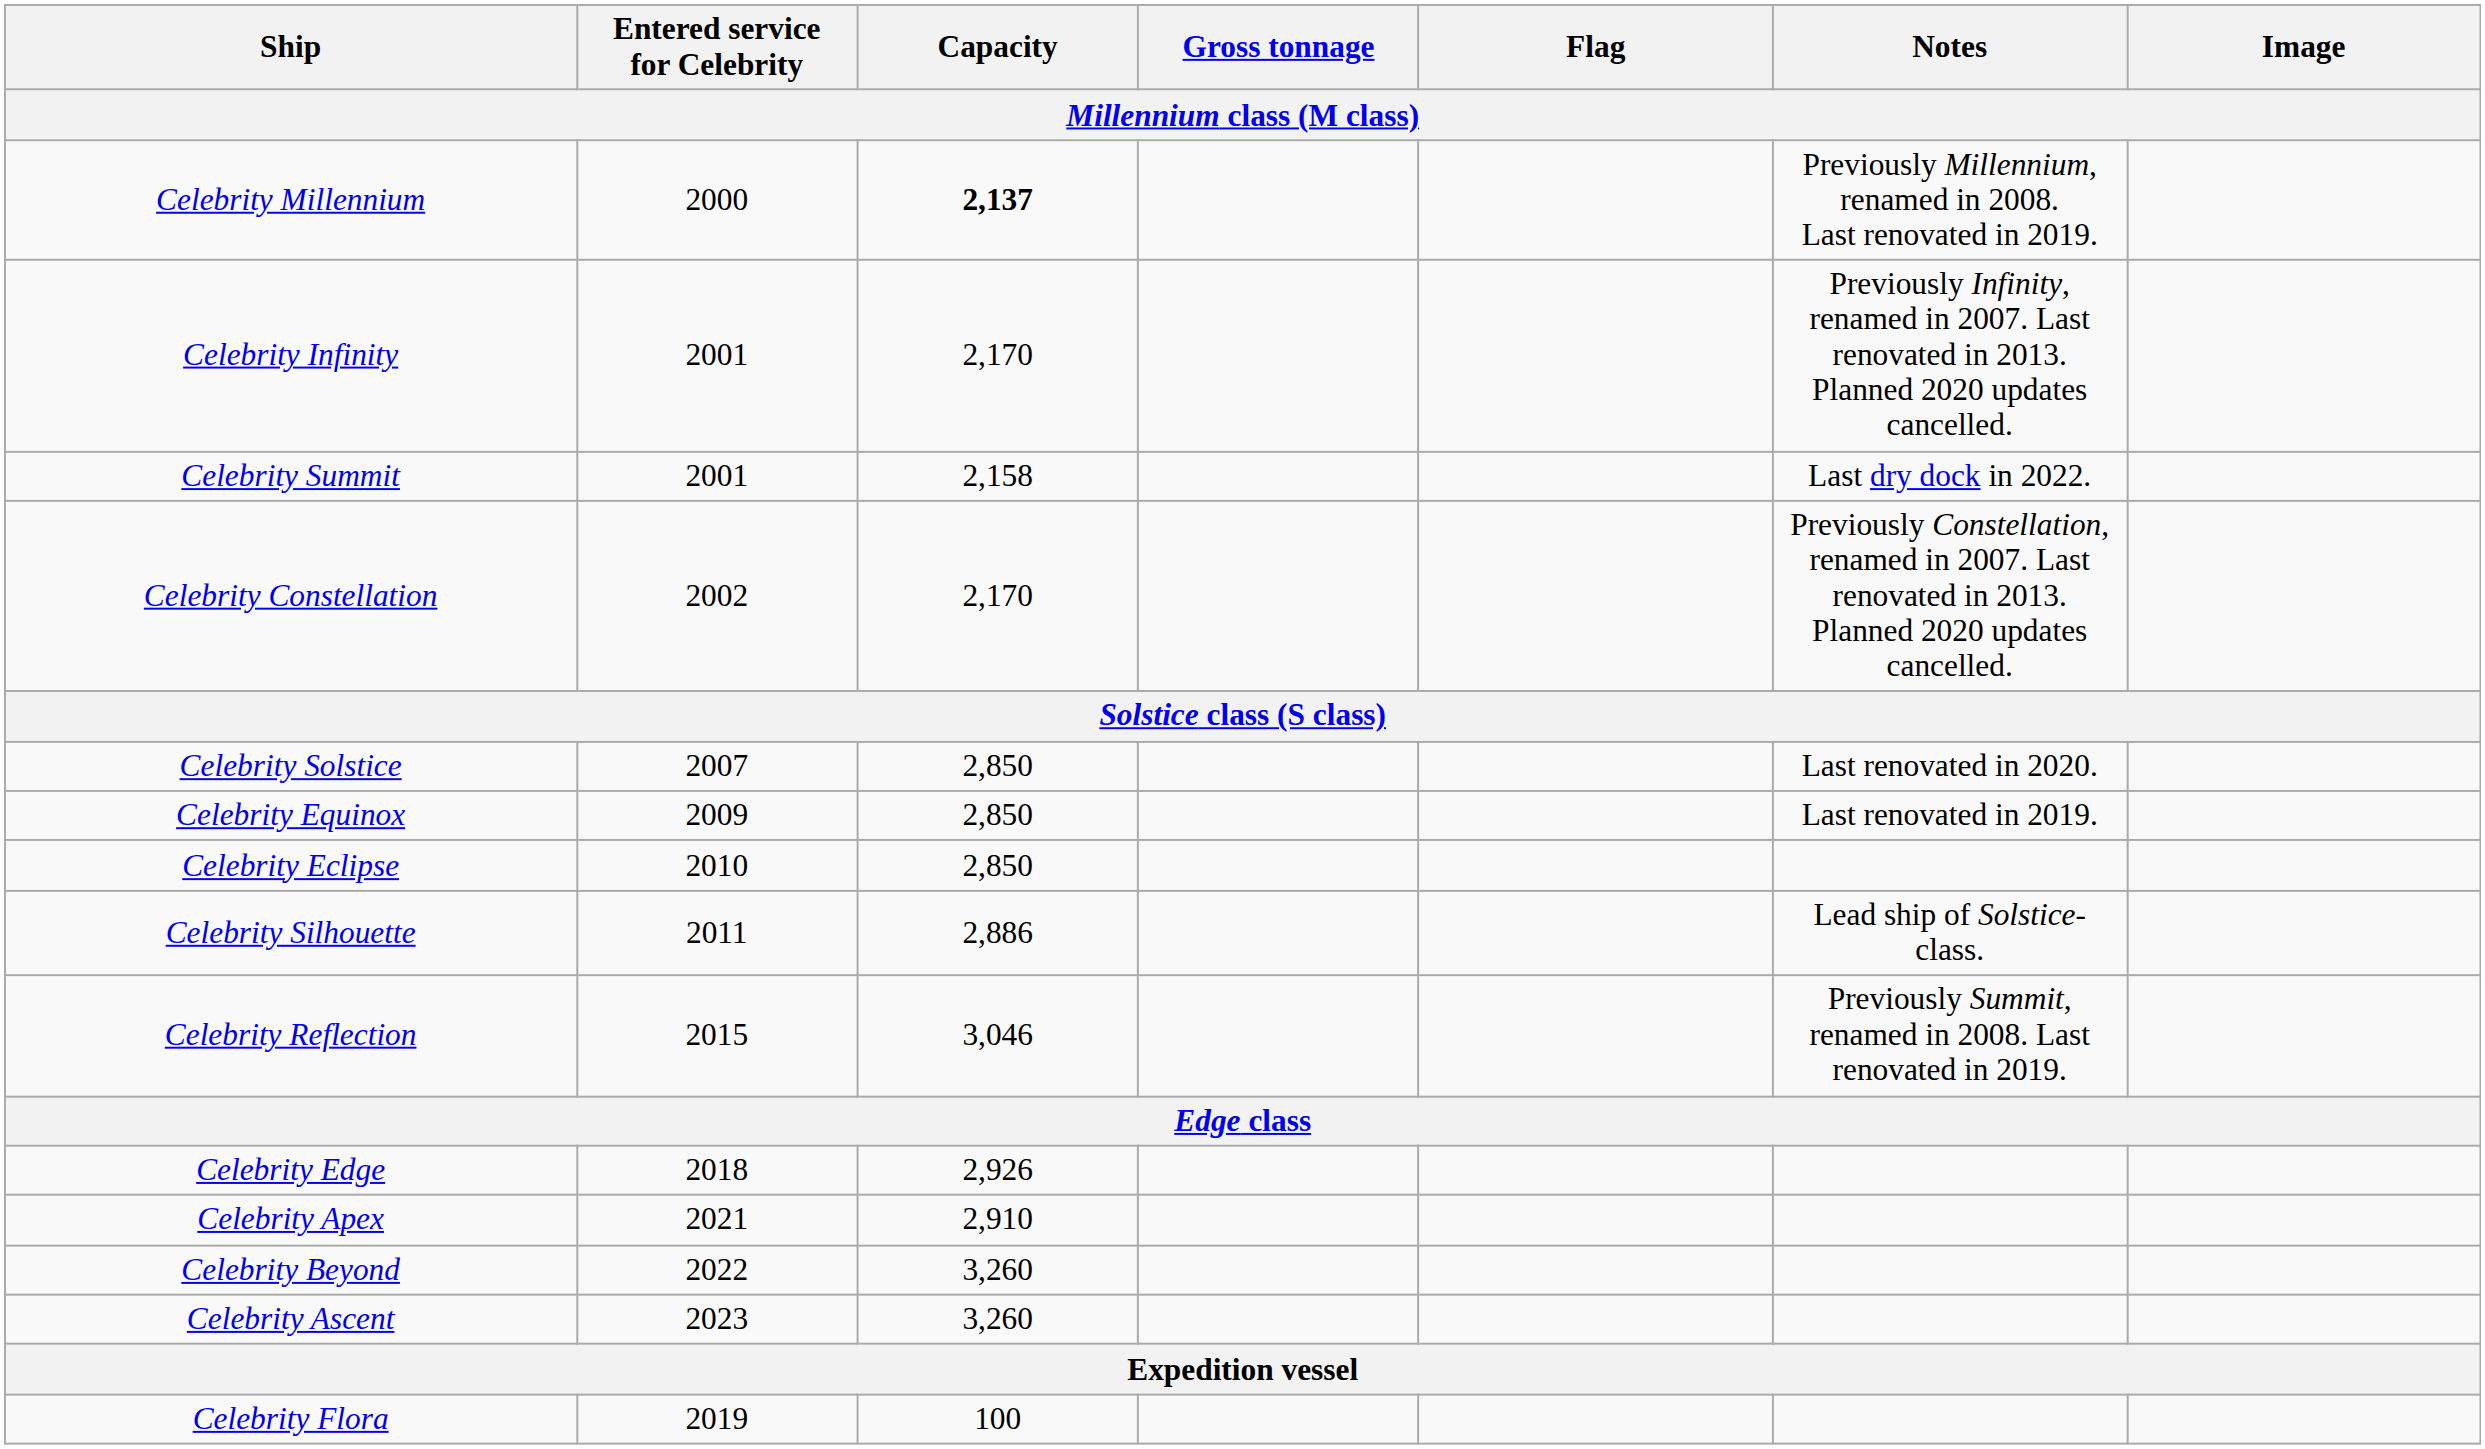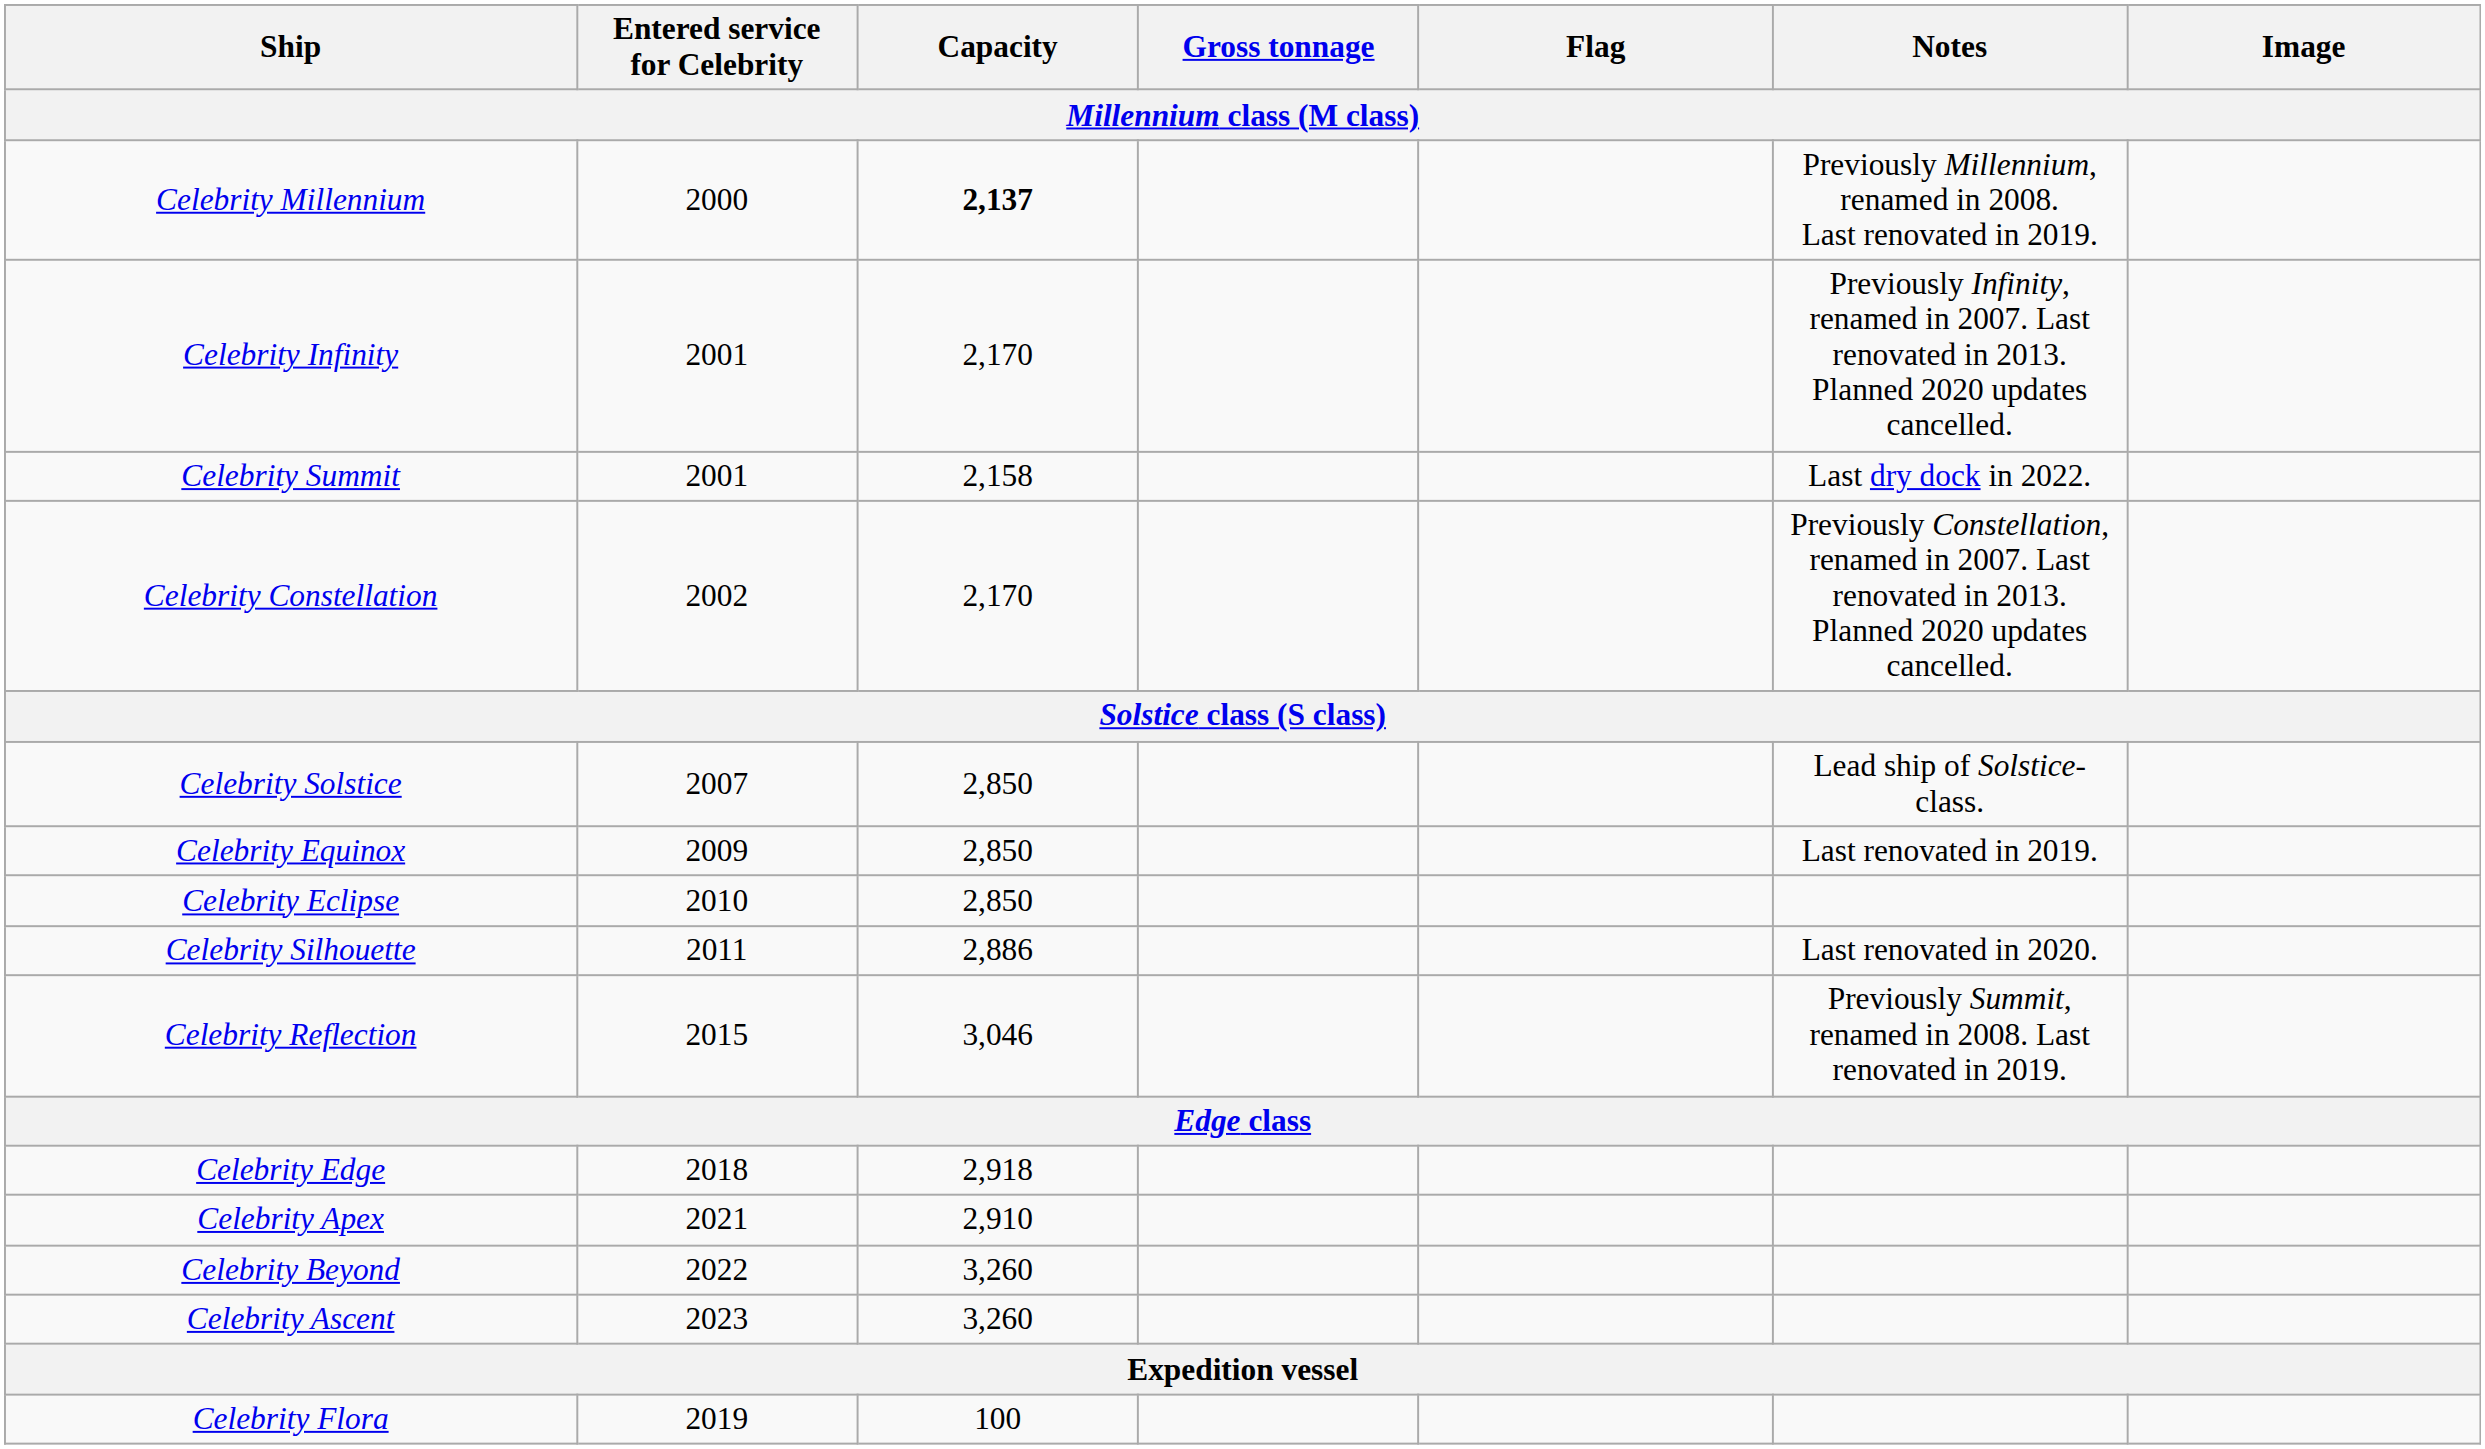(1950, 765) Last renovated in 2020. -> (1950, 783) Lead ship of Solstice-class.
(1950, 932) Lead ship of Solstice-class. -> (1950, 950) Last renovated in 2020.
(998, 1169) 2,926 -> (998, 1169) 2,918
